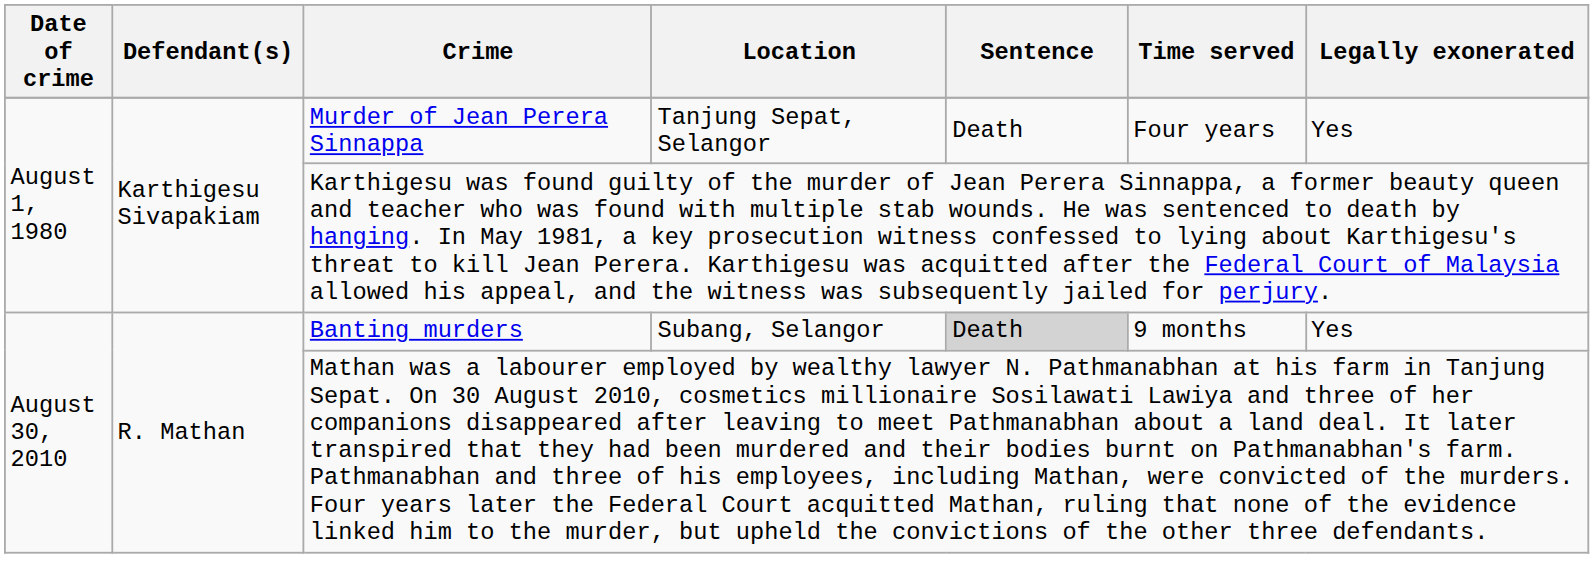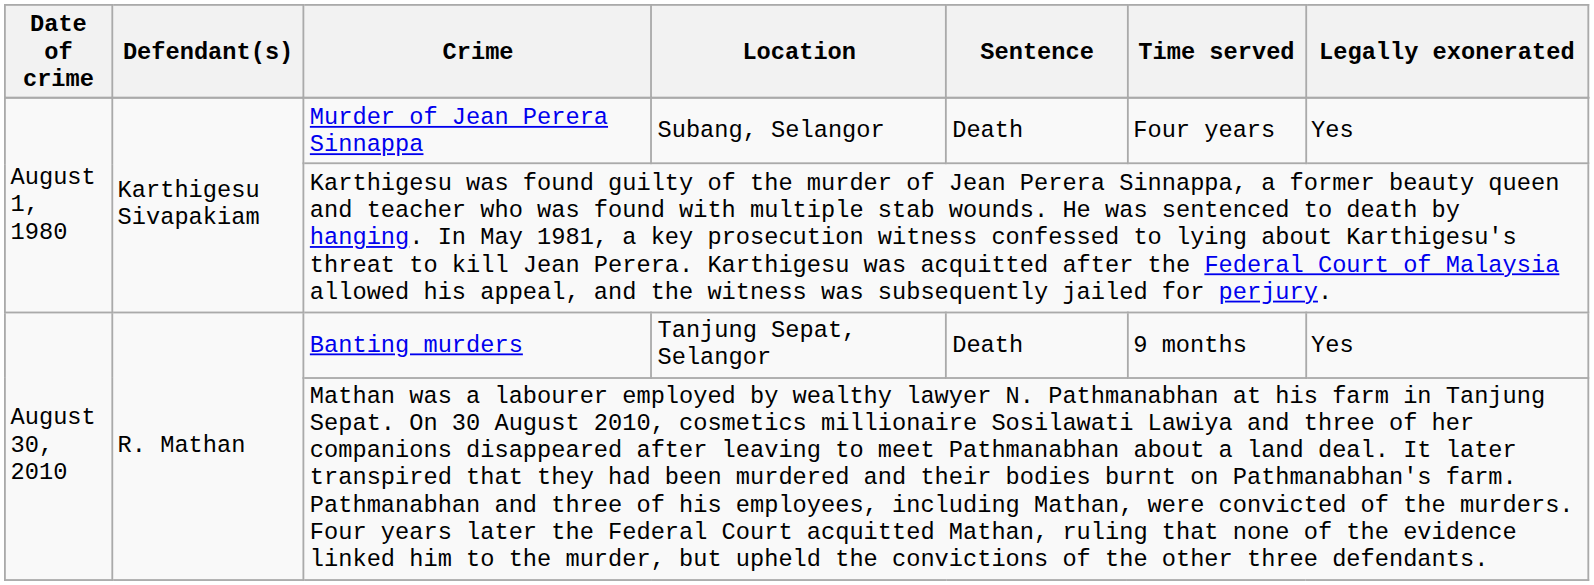(757, 131) Tanjung Sepat, Selangor -> (771, 131) Subang, Selangor
(771, 331) Subang, Selangor -> (757, 345) Tanjung Sepat, Selangor
(988, 331) lightgrey background -> (988, 345) no background
